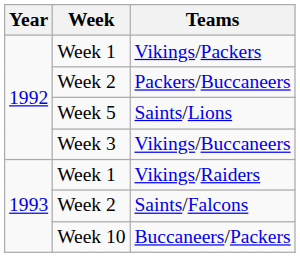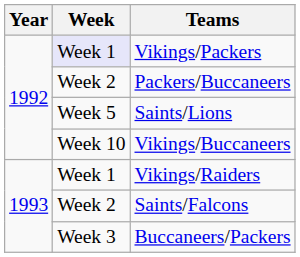(86, 50) no background -> (86, 50) lavender background
(86, 143) Week 3 -> (91, 143) Week 10
(91, 236) Week 10 -> (86, 236) Week 3
